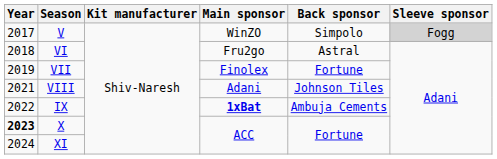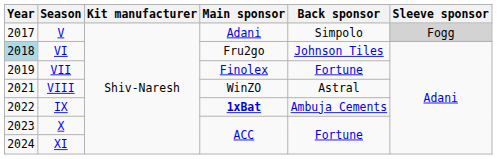(244, 32) WinZO -> (244, 32) Adani
(21, 51) no background -> (21, 51) lightblue background
(339, 51) Astral -> (339, 51) Johnson Tiles
(244, 88) Adani -> (244, 88) WinZO
(339, 88) Johnson Tiles -> (339, 88) Astral
(21, 126) bold -> (21, 126) normal
